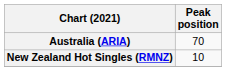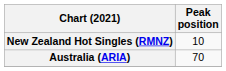rows swapped: (90, 41) <-> (90, 58)
